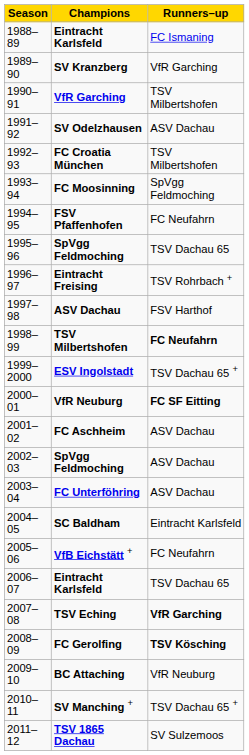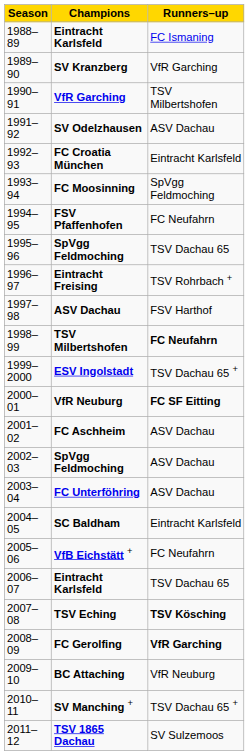(184, 158) TSV Milbertshofen -> (196, 158) Eintracht Karlsfeld
(186, 614) VfR Garching -> (188, 614) TSV Kösching
(188, 644) TSV Kösching -> (186, 644) VfR Garching
